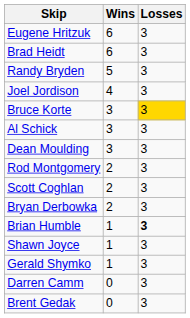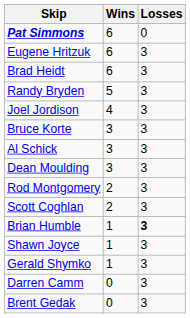+ row: (46, 33)
(144, 110) gold background -> (144, 129) no background
- row: (52, 206)
